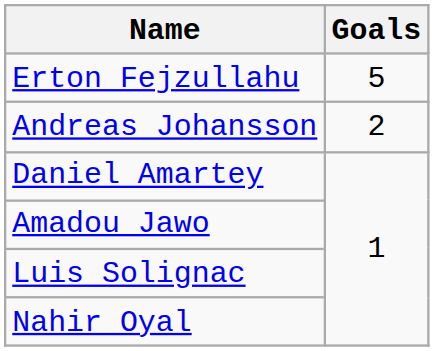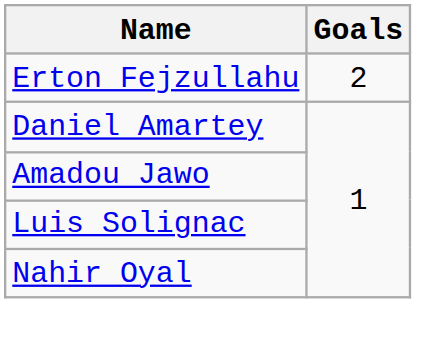(376, 78) 5 -> (358, 78) 2
- row: (165, 127)
